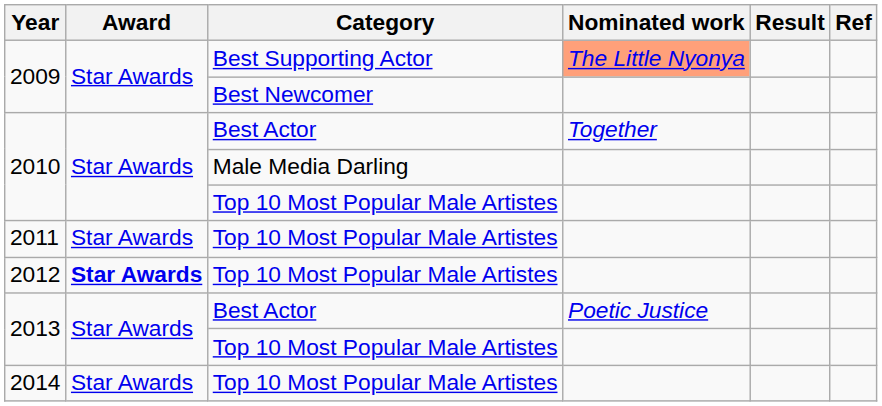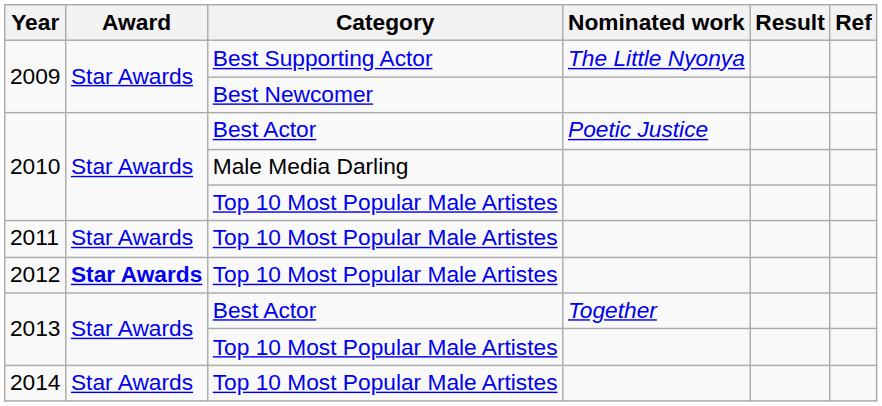(656, 58) lightsalmon background -> (656, 58) no background
(612, 130) Together -> (638, 130) Poetic Justice
(638, 310) Poetic Justice -> (612, 310) Together
